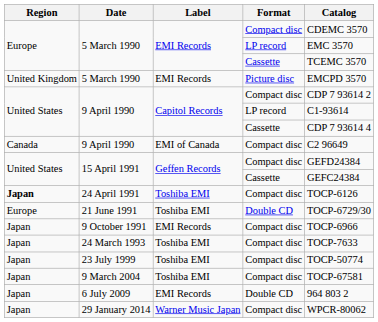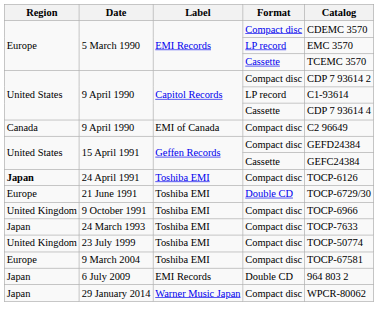- row: (111, 78)
(19, 227) Japan -> (42, 210) United Kingdom
(183, 227) EMI Records -> (182, 210) Toshiba EMI
(19, 260) Japan -> (42, 243) United Kingdom
(19, 276) Japan -> (22, 260) Europe
